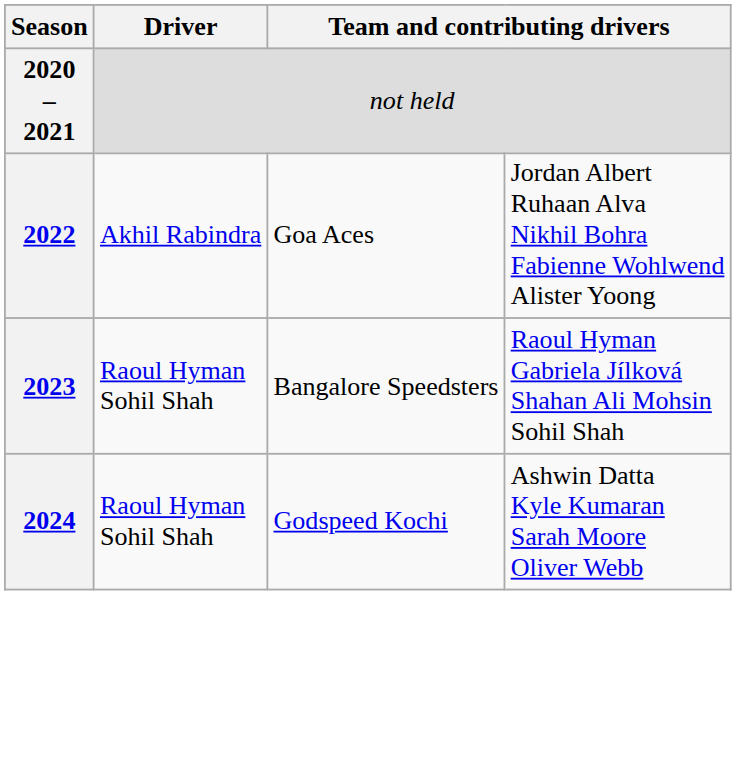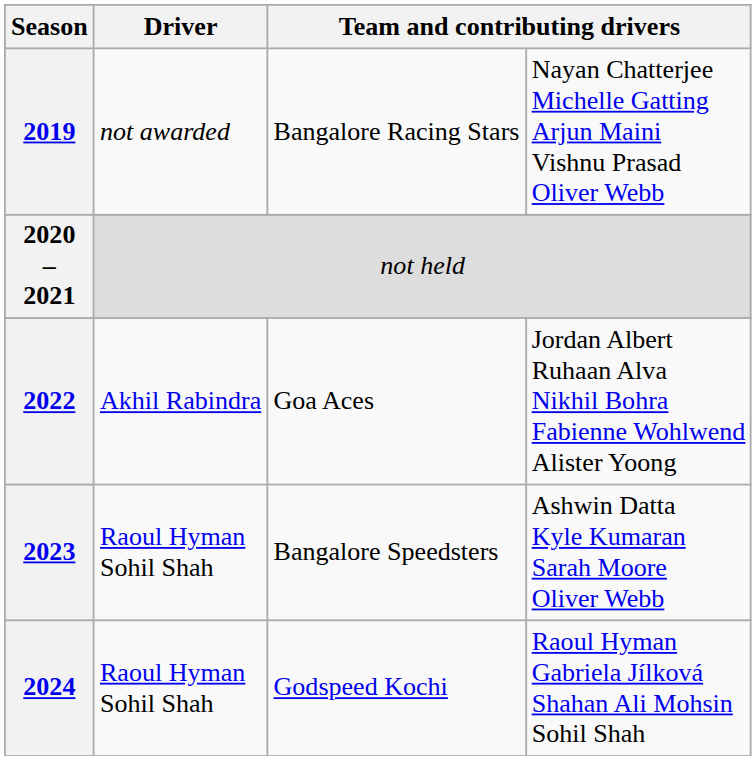+ row: (49, 130)
(611, 386) Raoul Hyman Gabriela Jílková Shahan Ali Mohsin Sohil Shah -> (609, 552) Ashwin Datta Kyle Kumaran Sarah Moore Oliver Webb
(588, 521) Ashwin Datta Kyle Kumaran Sarah Moore Oliver Webb -> (632, 687) Raoul Hyman Gabriela Jílková Shahan Ali Mohsin Sohil Shah
